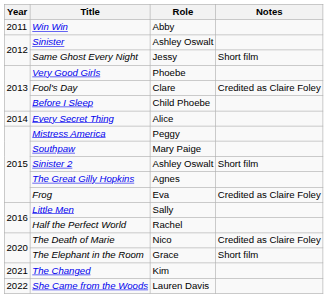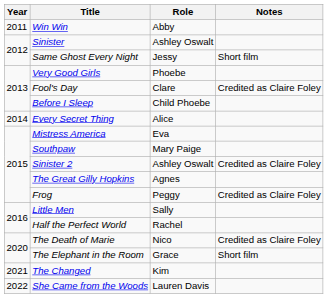(166, 133) Peggy -> (161, 133) Eva
(238, 164) Short film -> (269, 164) Credited as Claire Foley
(161, 194) Eva -> (166, 194) Peggy
